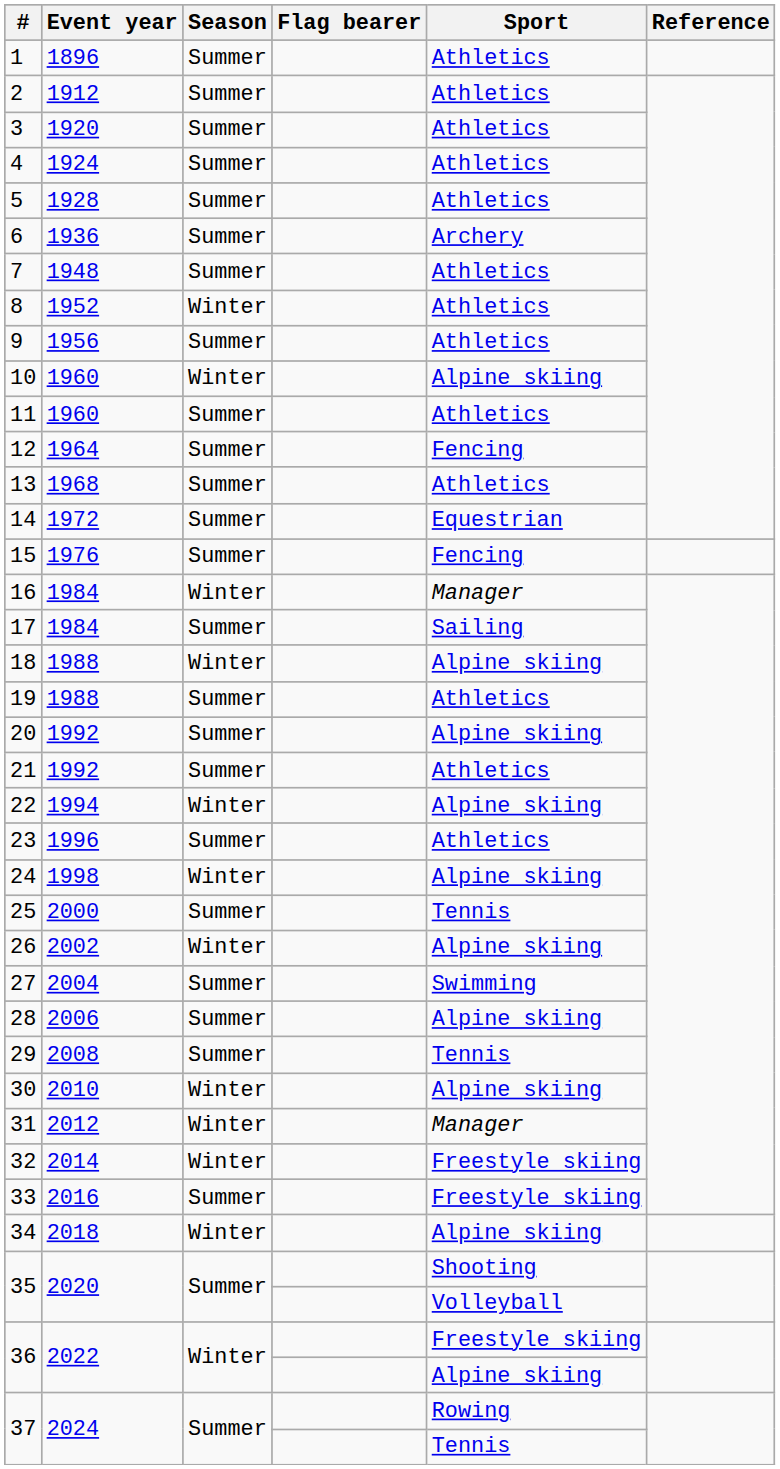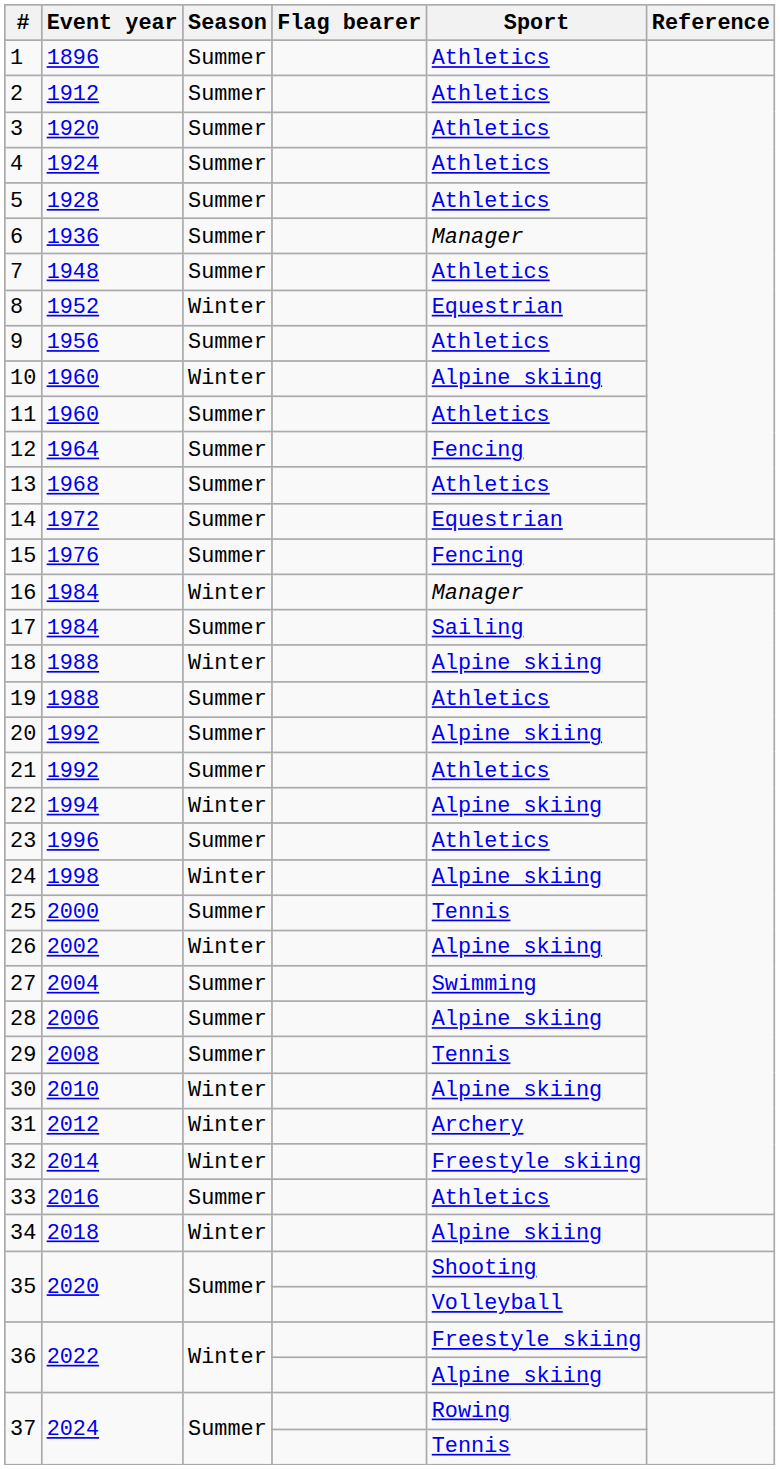(478, 236) Archery -> (478, 236) Manager
(491, 307) Athletics -> (497, 307) Equestrian
(478, 1126) Manager -> (478, 1126) Archery
(537, 1197) Freestyle skiing -> (491, 1197) Athletics
